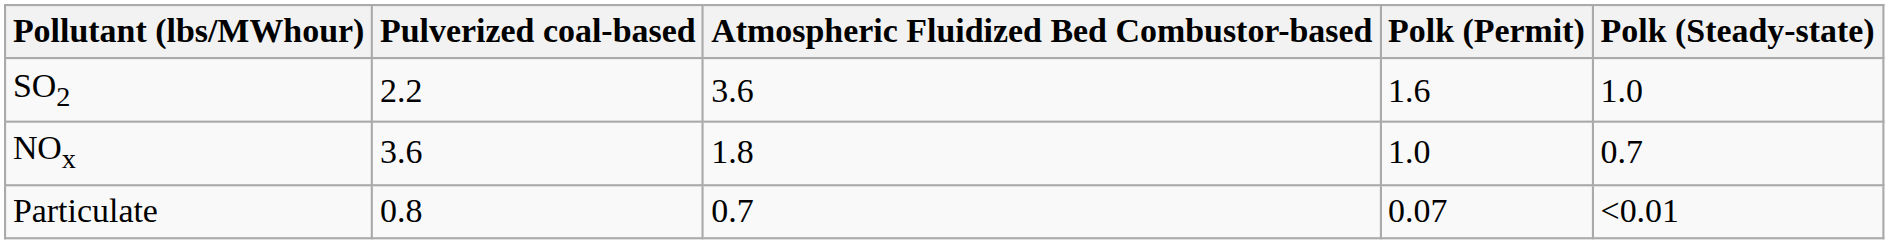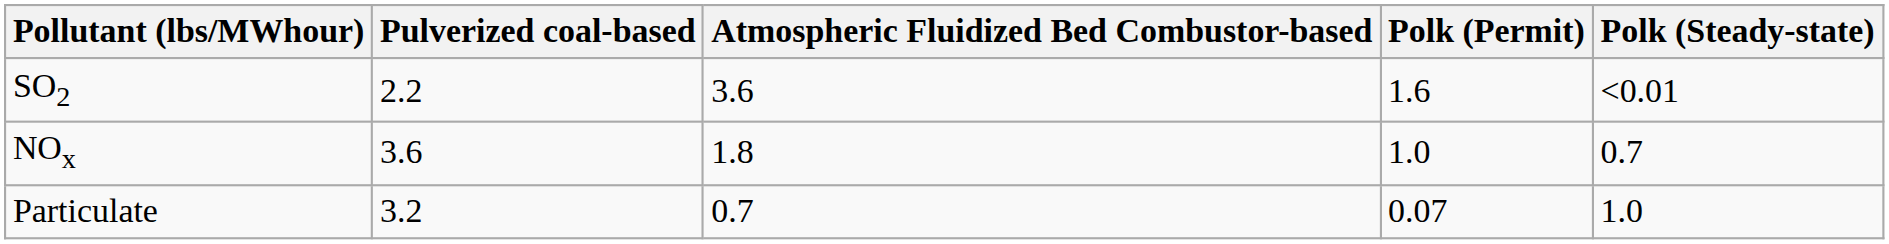(1622, 89) 1.0 -> (1640, 89) <0.01
(401, 210) 0.8 -> (401, 210) 3.2
(1640, 210) <0.01 -> (1622, 210) 1.0
